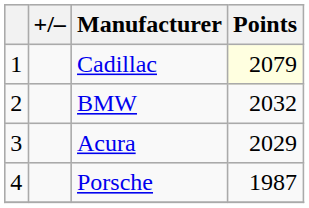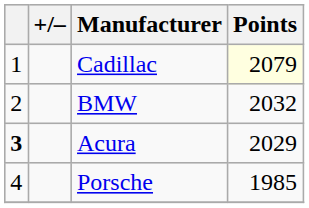(16, 143) normal -> (16, 143) bold
(273, 182) 1987 -> (273, 182) 1985
